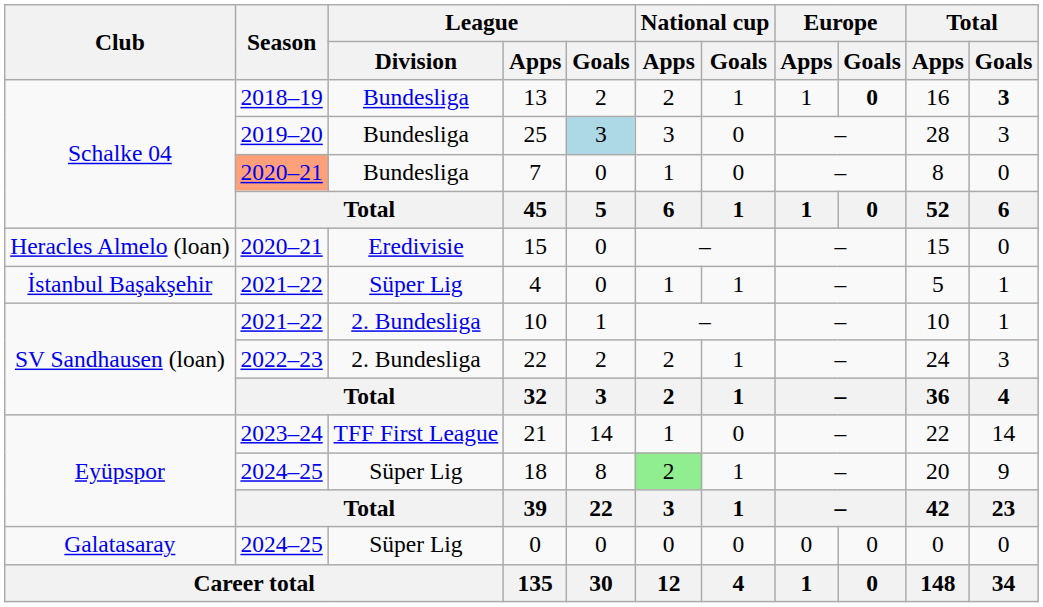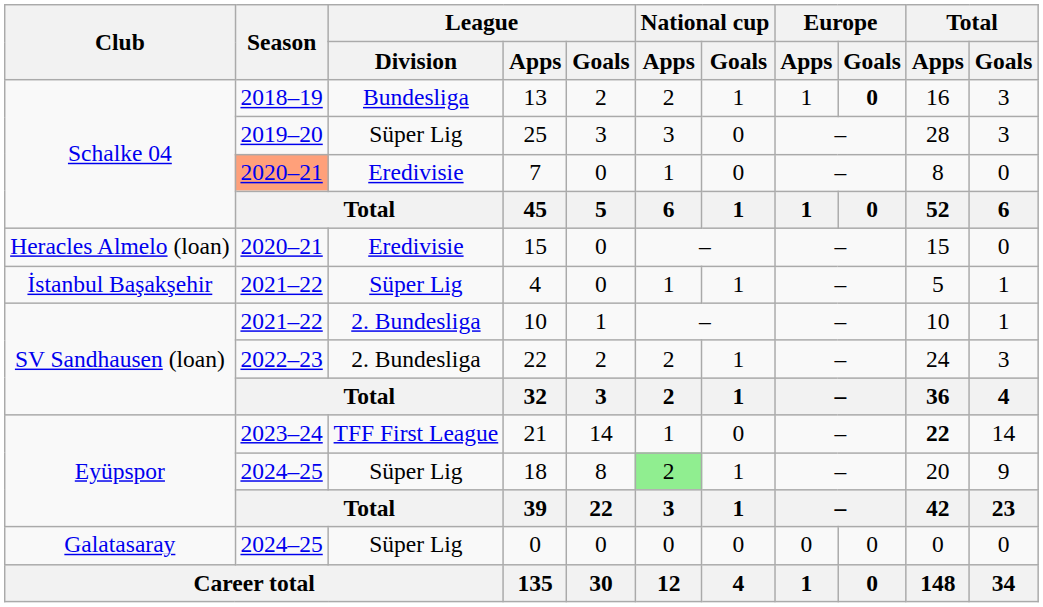(1004, 97) bold -> (1004, 97) normal
(416, 135) Bundesliga -> (416, 135) Süper Lig
(601, 135) lightblue background -> (601, 135) no background
(416, 172) Bundesliga -> (416, 172) Eredivisie
(938, 433) normal -> (938, 433) bold
